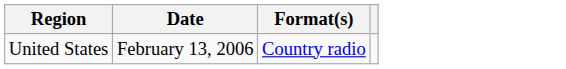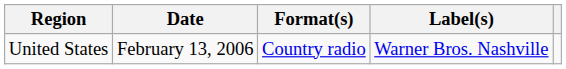+ column: (461, 19)
